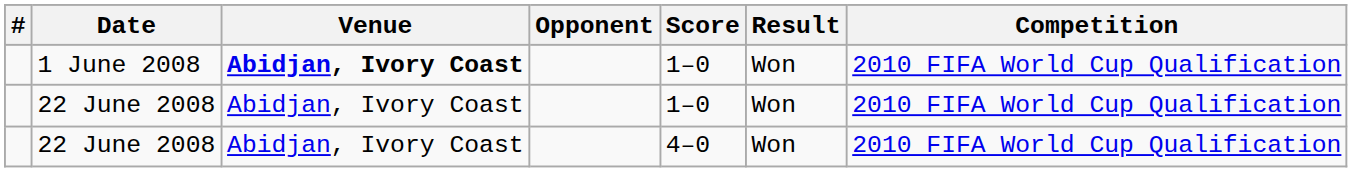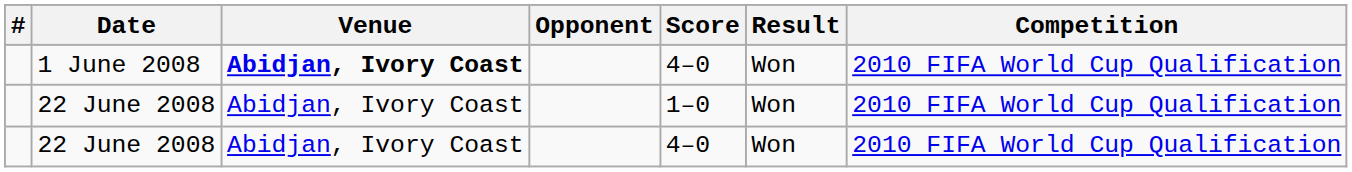(688, 65) 1–0 -> (688, 65) 4–0
